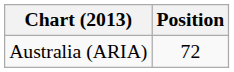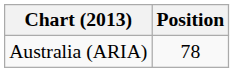(190, 51) 72 -> (190, 51) 78
